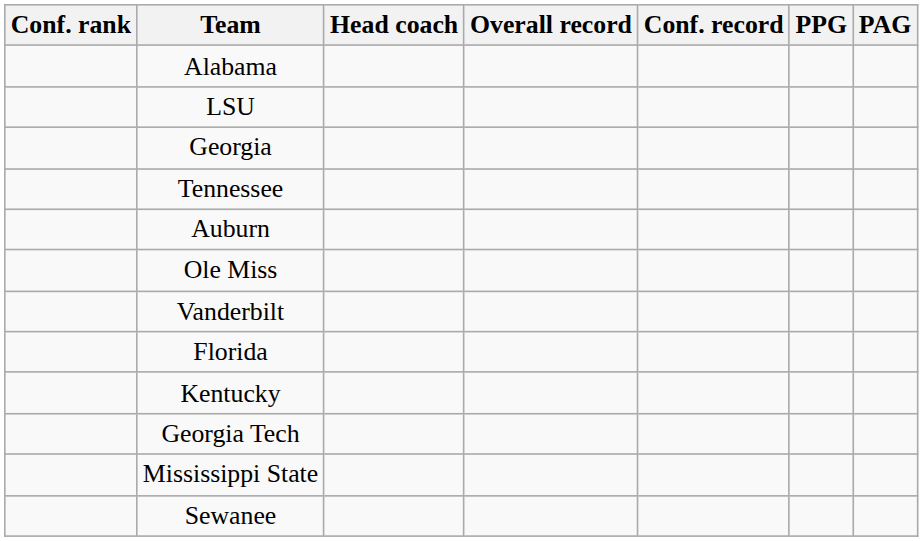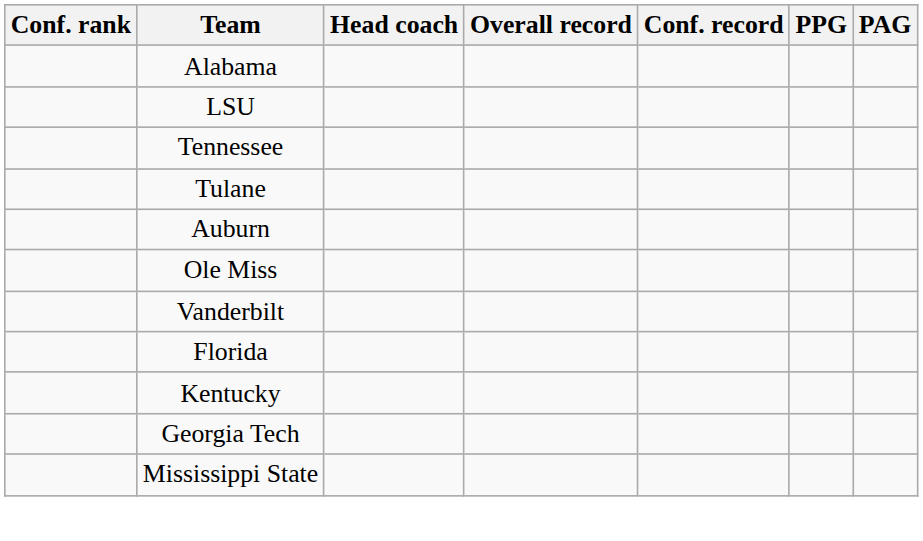- row: (231, 147)
+ row: (231, 188)
- row: (231, 515)
